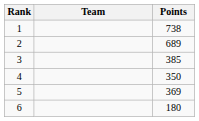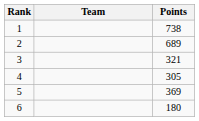(173, 60) 385 -> (173, 60) 321
(173, 76) 350 -> (173, 76) 305
